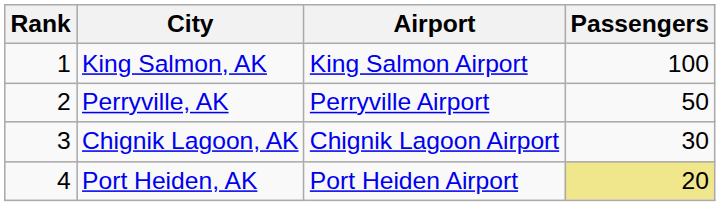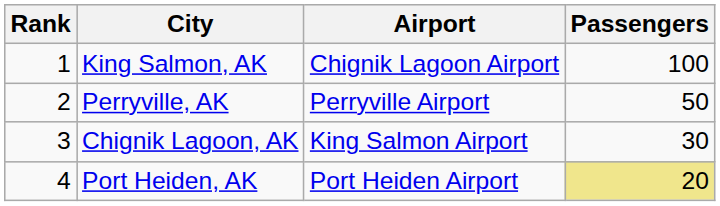(419, 63) King Salmon Airport -> (435, 63) Chignik Lagoon Airport
(435, 141) Chignik Lagoon Airport -> (419, 141) King Salmon Airport
